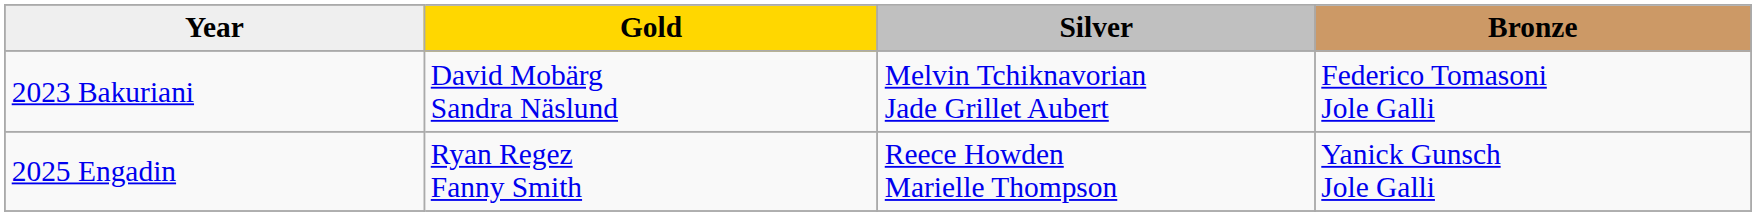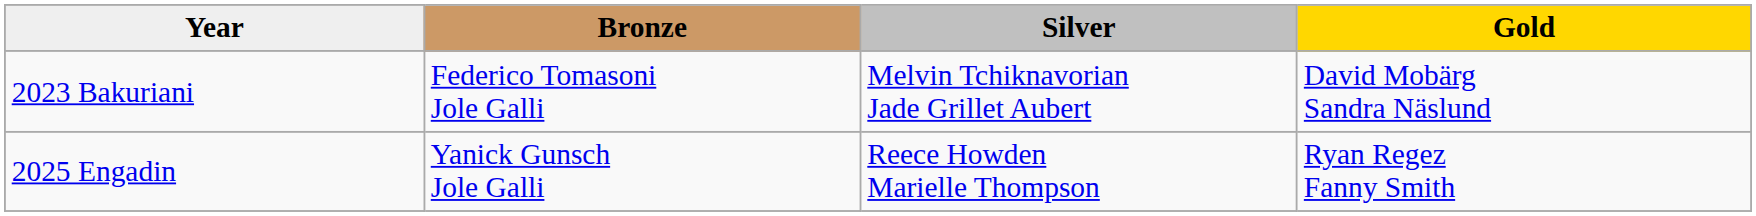columns swapped: (651, 27) <-> (1533, 27)
